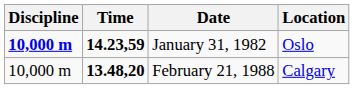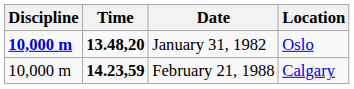(115, 44) 14.23,59 -> (115, 44) 13.48,20
(115, 70) 13.48,20 -> (115, 70) 14.23,59
